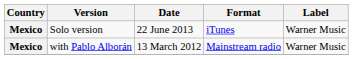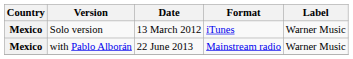(165, 29) 22 June 2013 -> (169, 29) 13 March 2012
(169, 46) 13 March 2012 -> (165, 46) 22 June 2013
